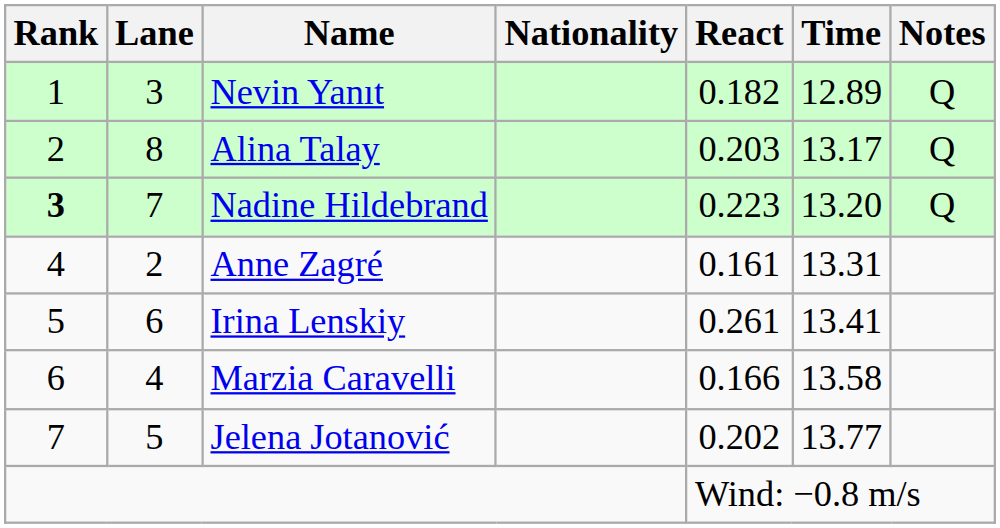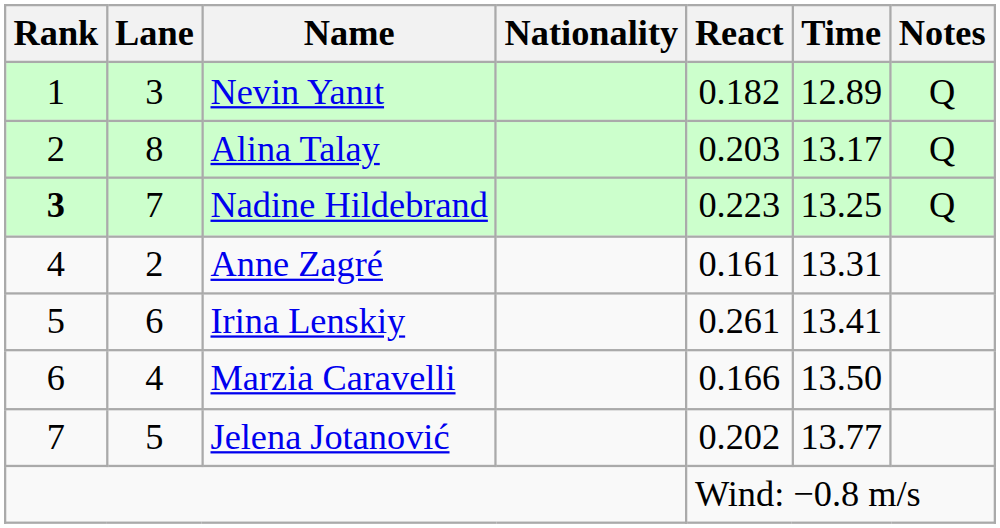(841, 206) 13.20 -> (841, 206) 13.25
(841, 378) 13.58 -> (841, 378) 13.50
